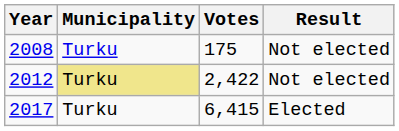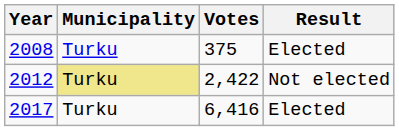(221, 50) 175 -> (221, 50) 375
(329, 50) Not elected -> (307, 50) Elected
(232, 110) 6,415 -> (232, 110) 6,416
